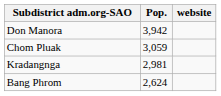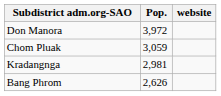(155, 30) 3,942 -> (155, 30) 3,972
(155, 82) 2,624 -> (155, 82) 2,626
